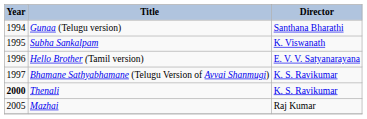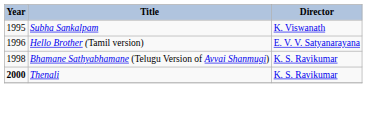- row: (76, 28)
(16, 75) 1997 -> (16, 59) 1998
- row: (44, 106)
